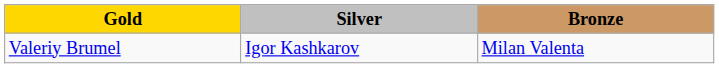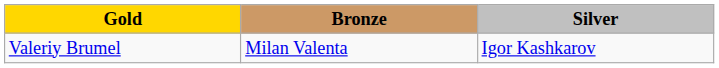columns swapped: (359, 18) <-> (596, 18)
